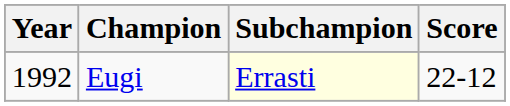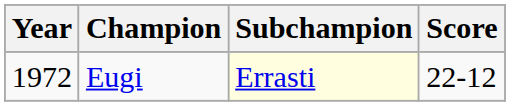(42, 76) 1992 -> (42, 76) 1972
